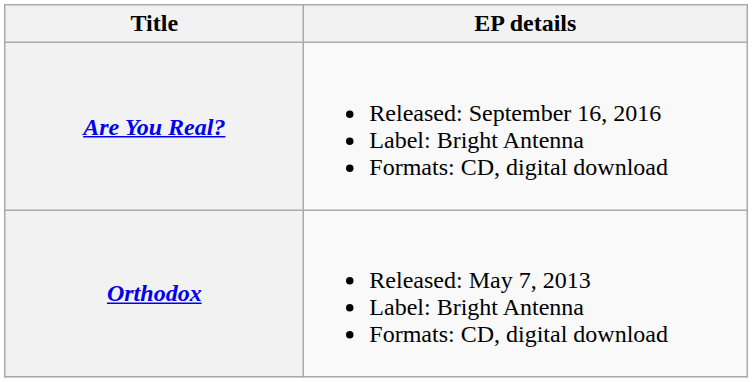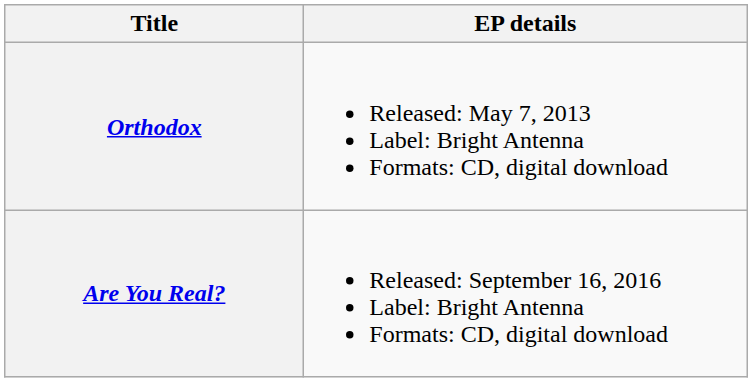rows swapped: (154, 293) <-> (154, 126)
